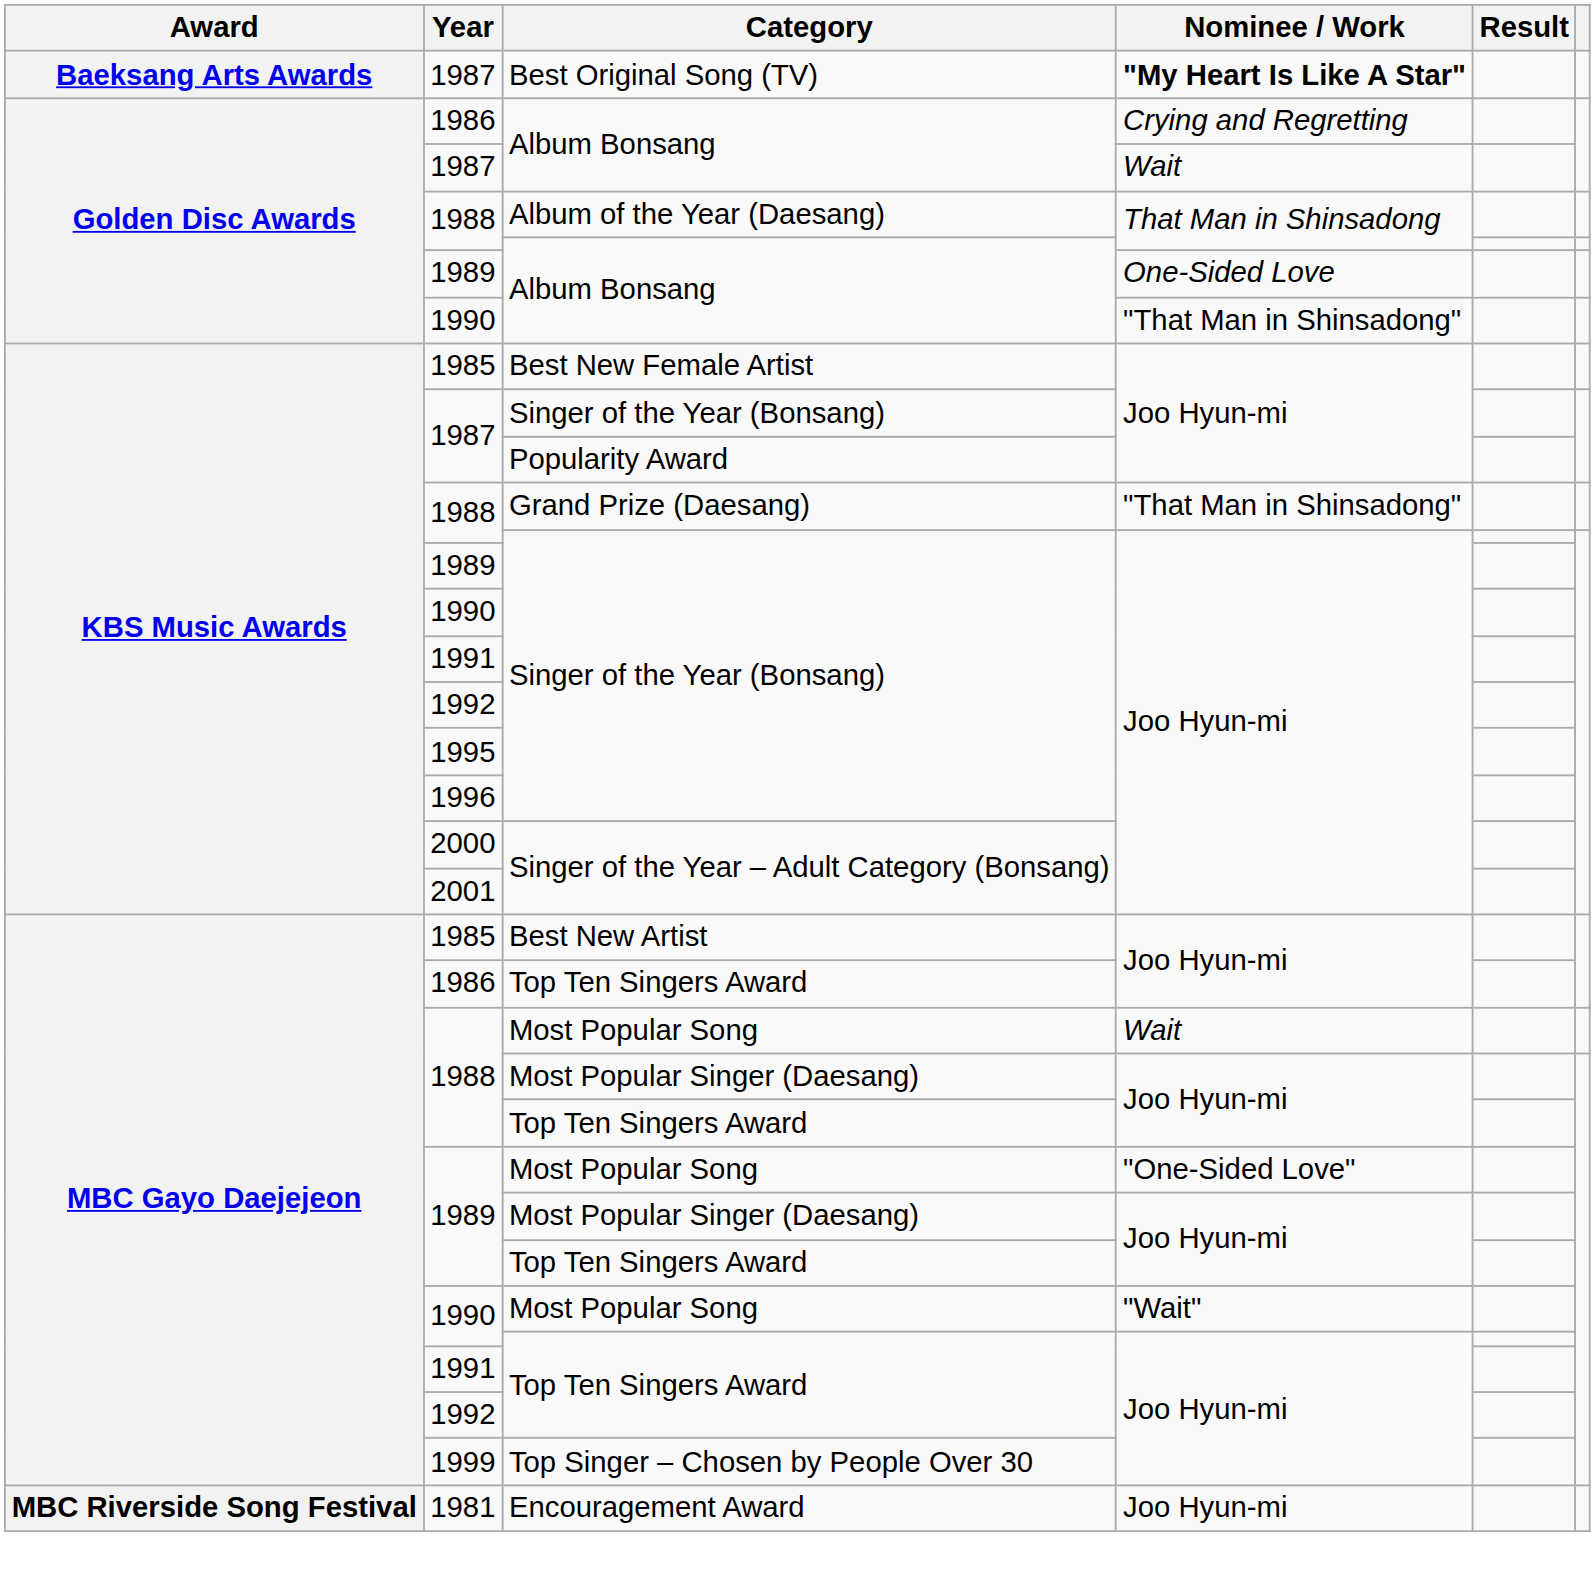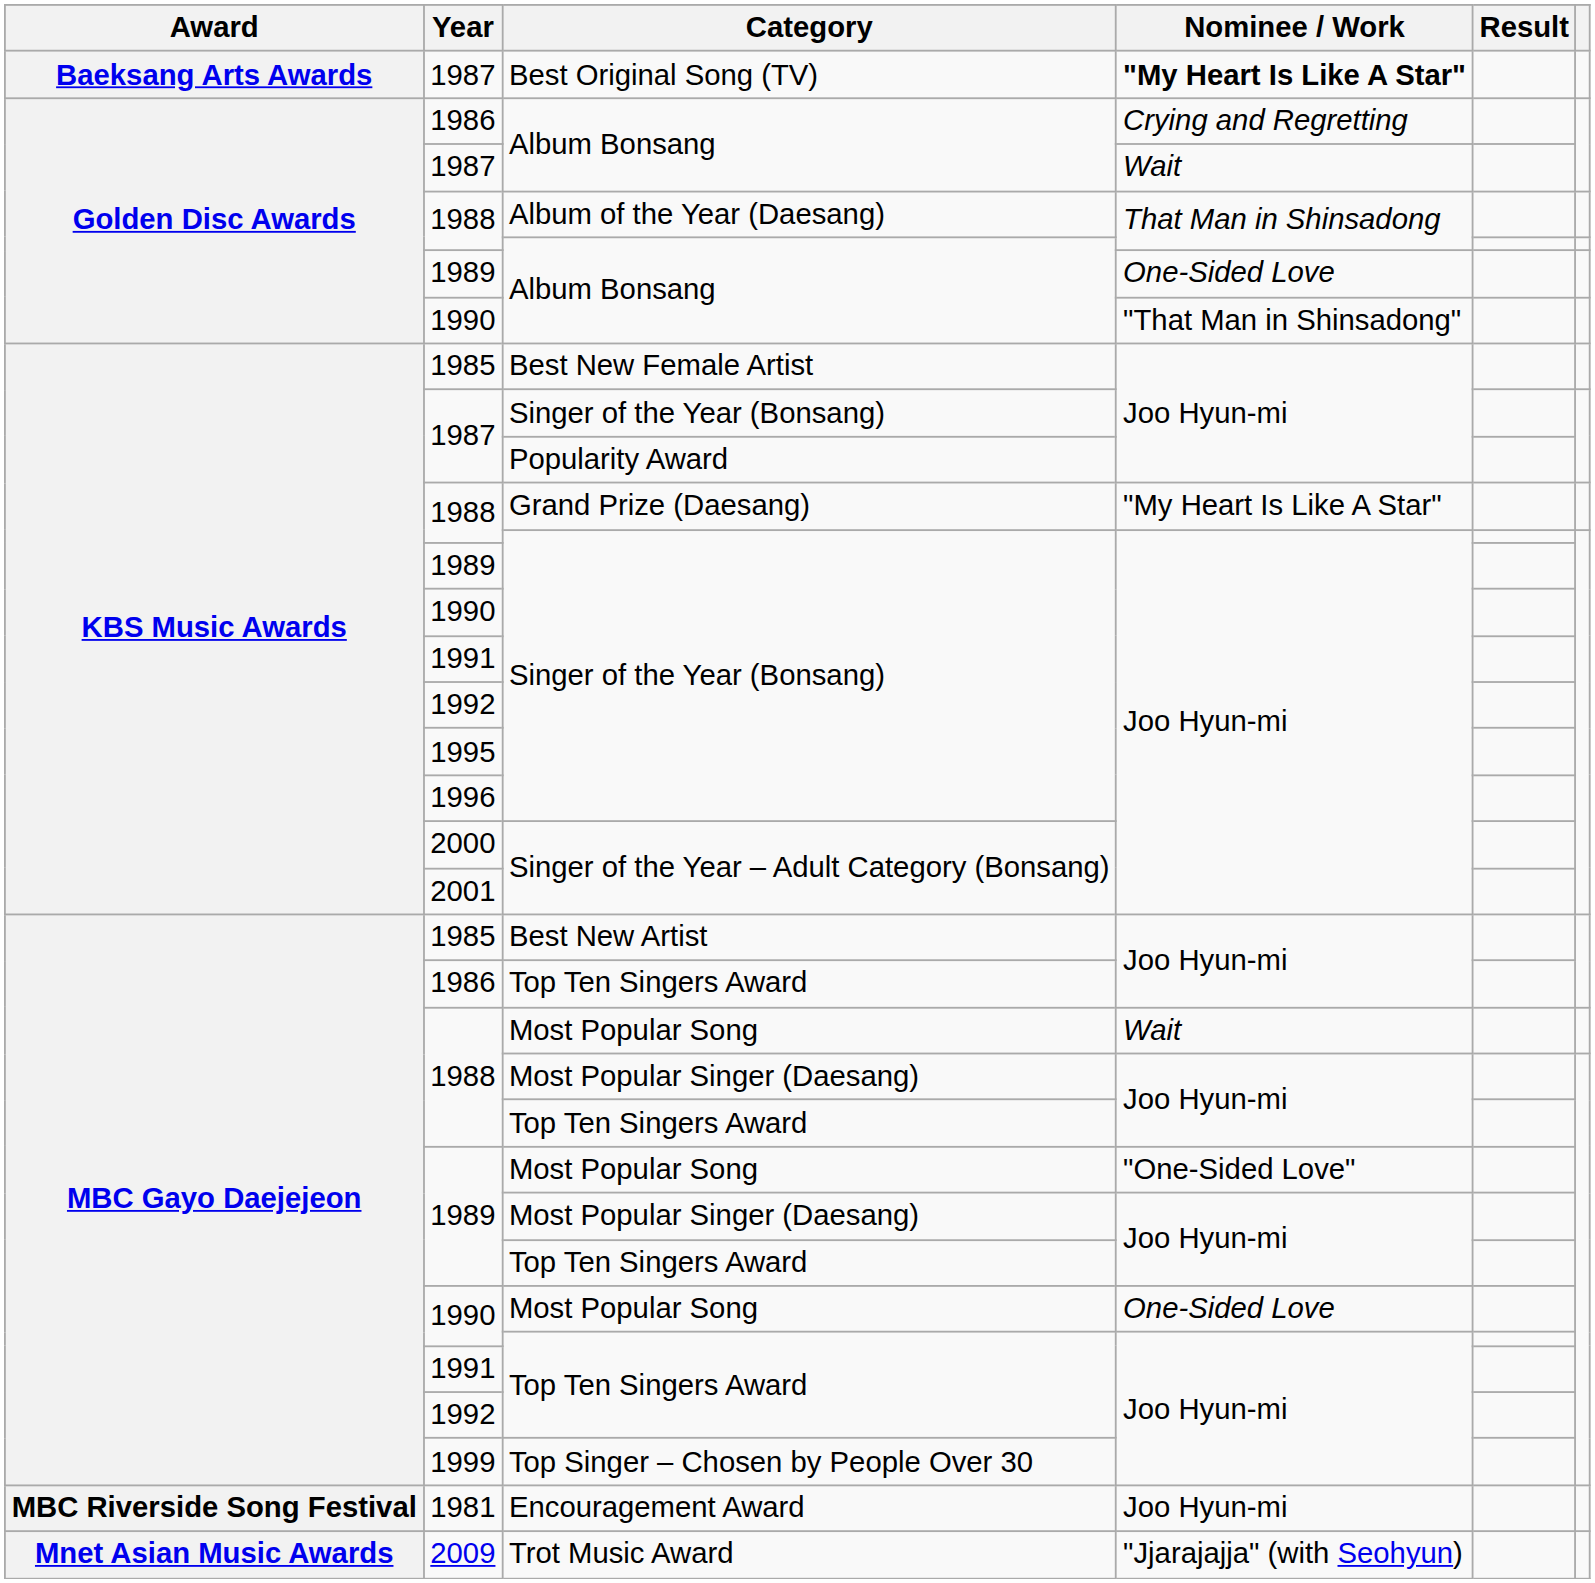(1292, 505) "That Man in Shinsadong" -> (1282, 505) "My Heart Is Like A Star"
(1162, 1308) "Wait" -> (1229, 1308) One-Sided Love
+ row: (463, 1554)
